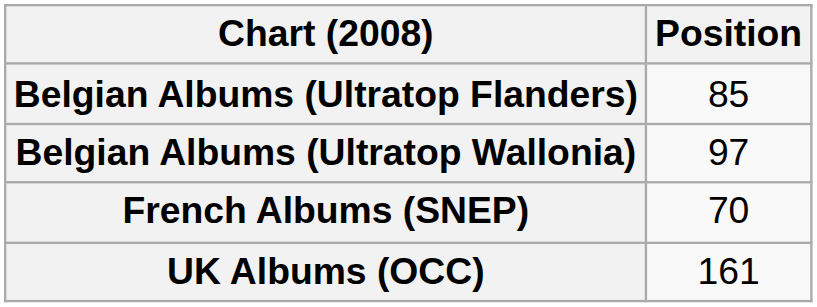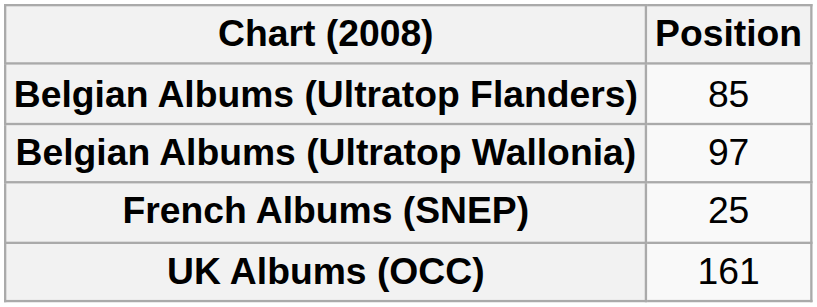(729, 211) 70 -> (729, 211) 25
